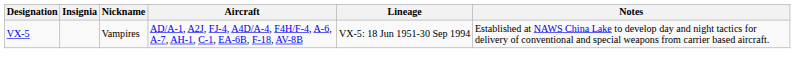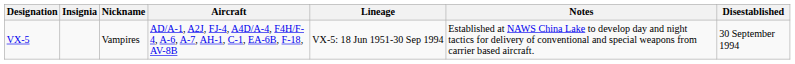+ column: (753, 12)
